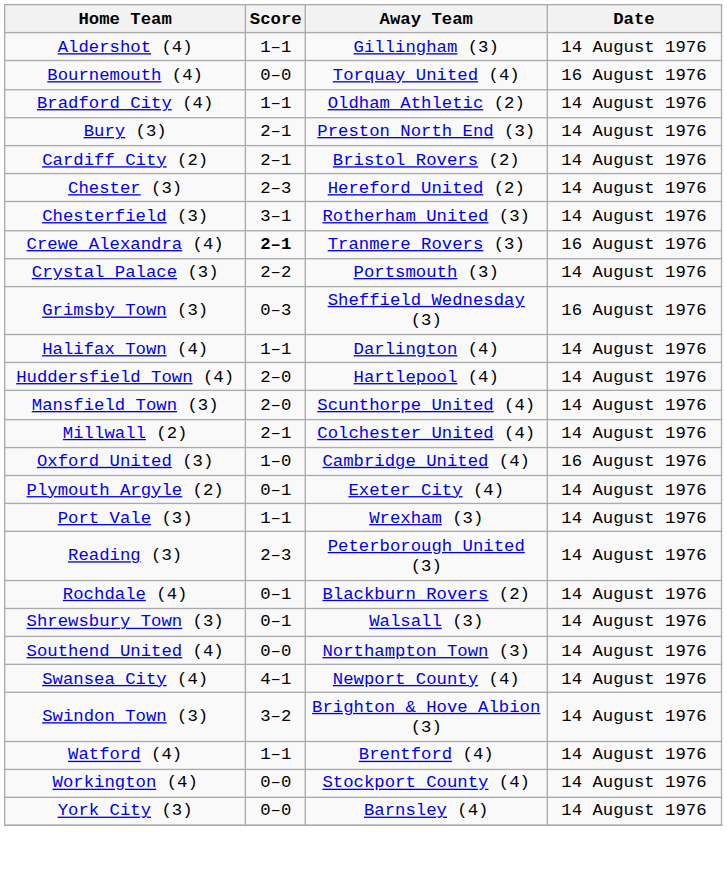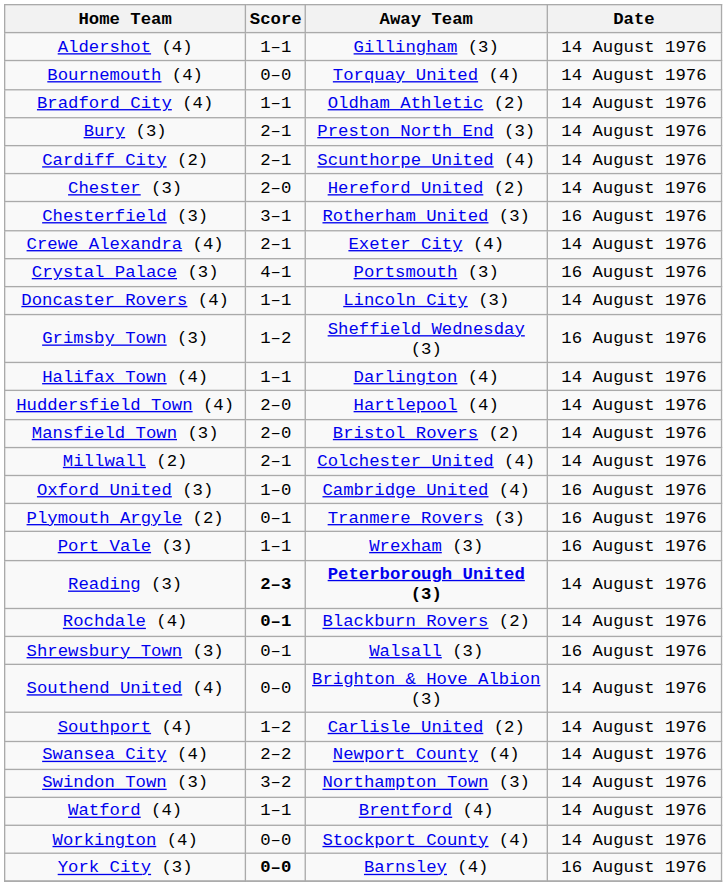(634, 75) 16 August 1976 -> (634, 75) 14 August 1976
(426, 160) Bristol Rovers (2) -> (426, 160) Scunthorpe United (4)
(276, 188) 2–3 -> (276, 188) 2–0
(634, 216) 14 August 1976 -> (634, 216) 16 August 1976
(276, 244) bold -> (276, 244) normal
(426, 244) Tranmere Rovers (3) -> (426, 244) Exeter City (4)
(634, 244) 16 August 1976 -> (634, 244) 14 August 1976
(276, 272) 2–2 -> (276, 272) 4–1
(634, 272) 14 August 1976 -> (634, 272) 16 August 1976
+ row: (125, 301)
(276, 311) 0–3 -> (276, 339) 1–2
(426, 405) Scunthorpe United (4) -> (426, 433) Bristol Rovers (2)
(426, 490) Exeter City (4) -> (426, 518) Tranmere Rovers (3)
(634, 490) 14 August 1976 -> (634, 518) 16 August 1976
(634, 518) 14 August 1976 -> (634, 546) 16 August 1976
(276, 556) normal -> (276, 584) bold
(426, 556) normal -> (426, 584) bold
(276, 594) normal -> (276, 622) bold
(634, 622) 14 August 1976 -> (634, 650) 16 August 1976
(426, 650) Northampton Town (3) -> (426, 689) Brighton & Hove Albion (3)
+ row: (125, 727)
(276, 679) 4–1 -> (276, 755) 2–2
(426, 717) Brighton & Hove Albion (3) -> (426, 783) Northampton Town (3)
(276, 811) normal -> (276, 868) bold
(634, 811) 14 August 1976 -> (634, 868) 16 August 1976
